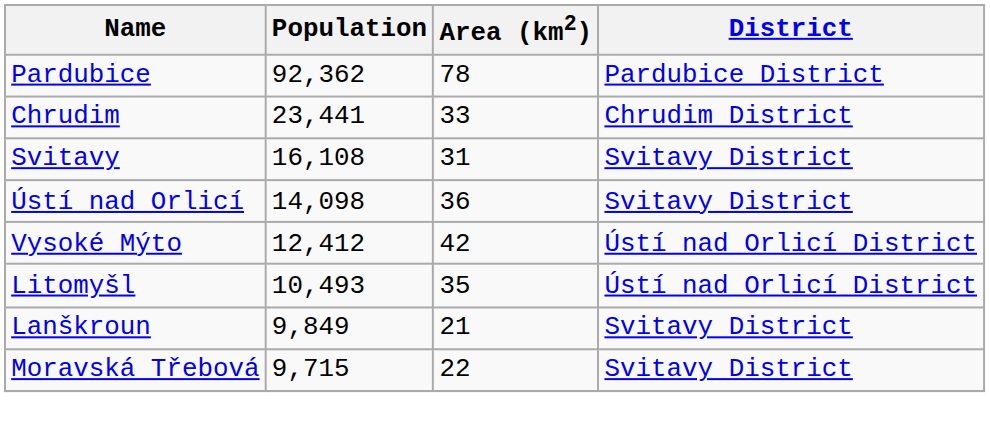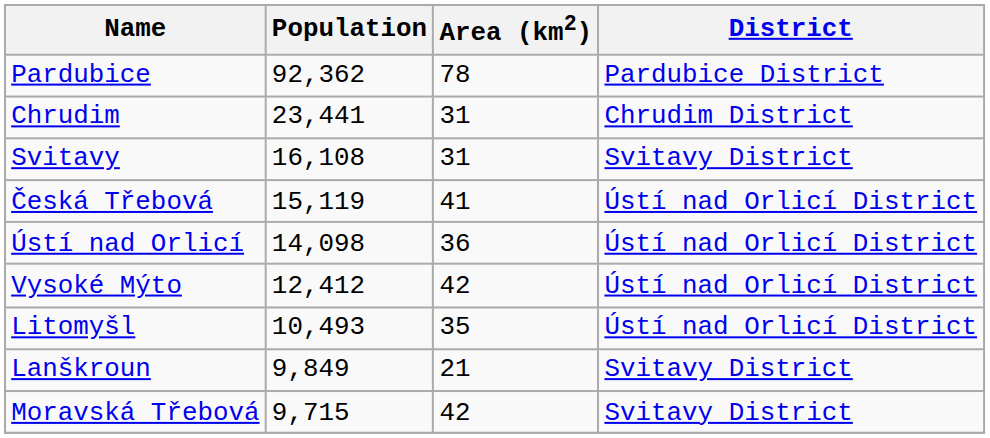(455, 117) 33 -> (455, 117) 31
+ row: (112, 201)
(729, 201) Svitavy District -> (791, 244) Ústí nad Orlicí District
(455, 370) 22 -> (455, 412) 42
